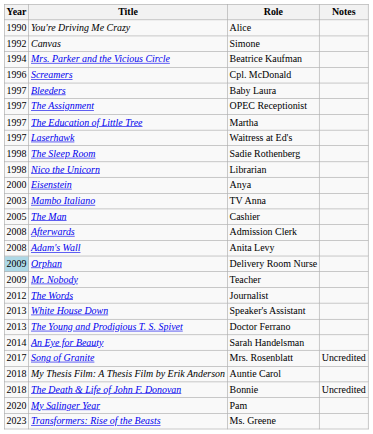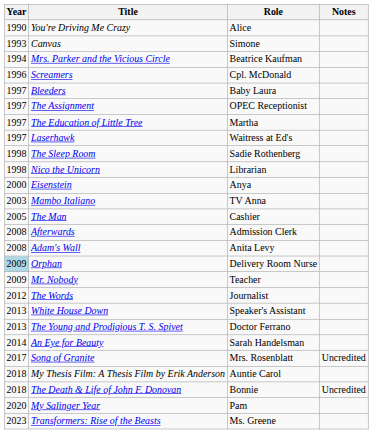(17, 43) 1992 -> (17, 43) 1993
